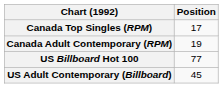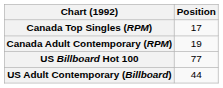(196, 75) 45 -> (196, 75) 44
